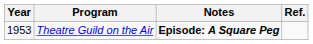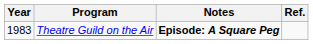(19, 30) 1953 -> (19, 30) 1983
